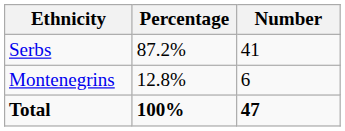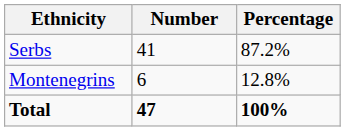columns swapped: (288, 19) <-> (184, 19)
